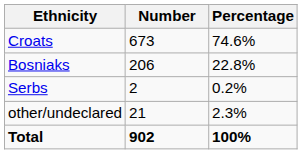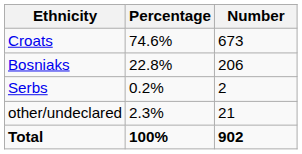columns swapped: (167, 16) <-> (253, 16)
